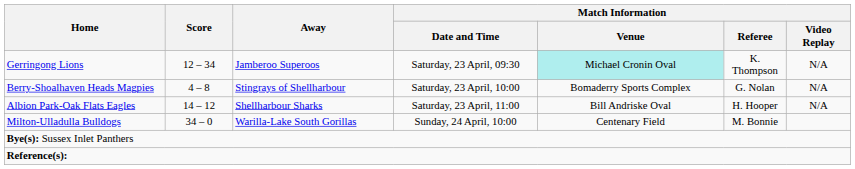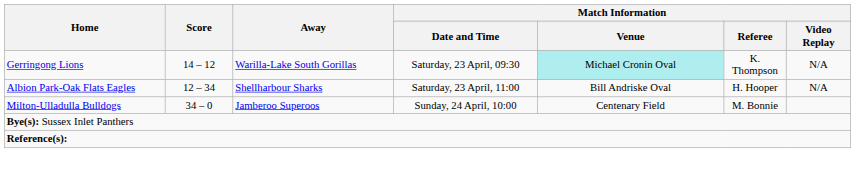(199, 65) 12 – 34 -> (199, 65) 14 – 12
(277, 65) Jamberoo Superoos -> (296, 65) Warilla-Lake South Gorillas
- row: (80, 88)
(199, 105) 14 – 12 -> (199, 88) 12 – 34
(296, 122) Warilla-Lake South Gorillas -> (277, 105) Jamberoo Superoos
